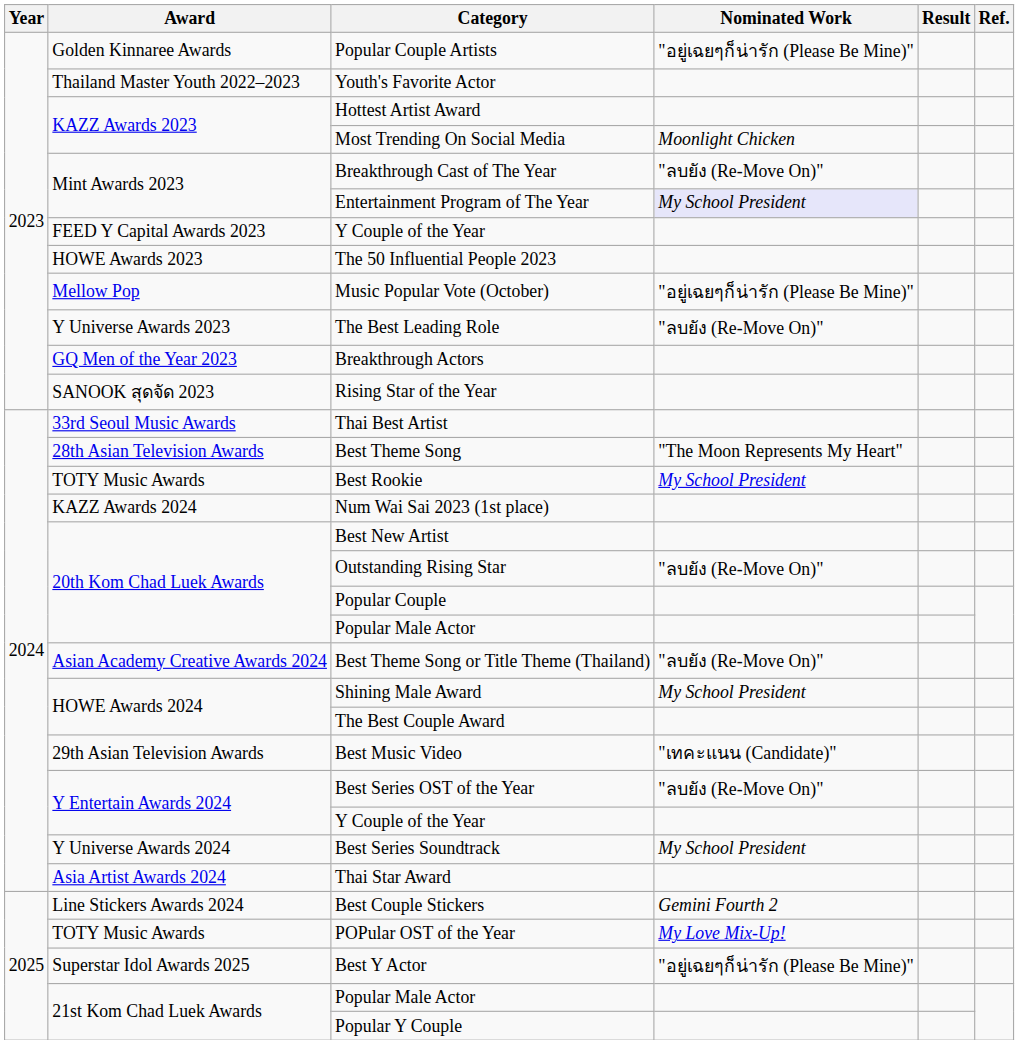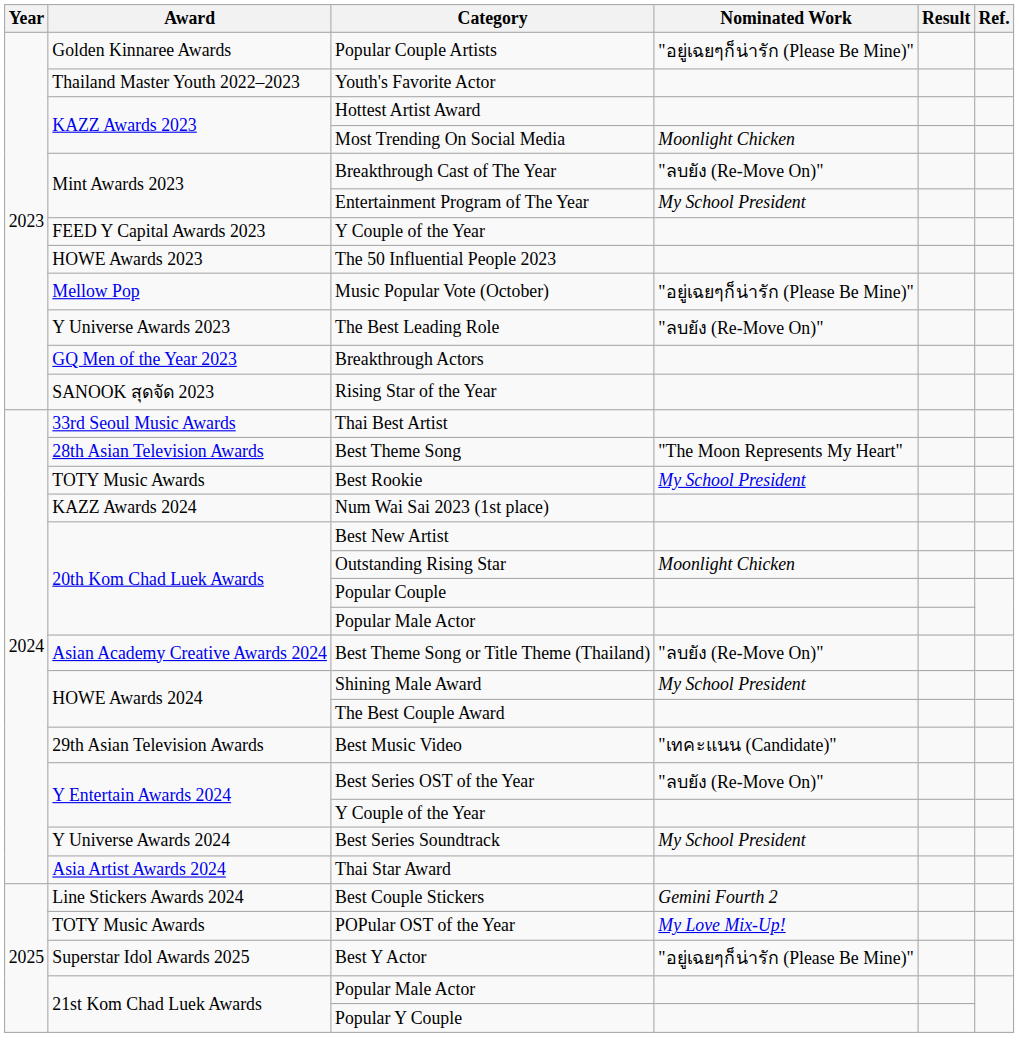(732, 203) lavender background -> (732, 203) no background
(741, 568) "ลบยัง (Re-Move On)" -> (727, 564) Moonlight Chicken
